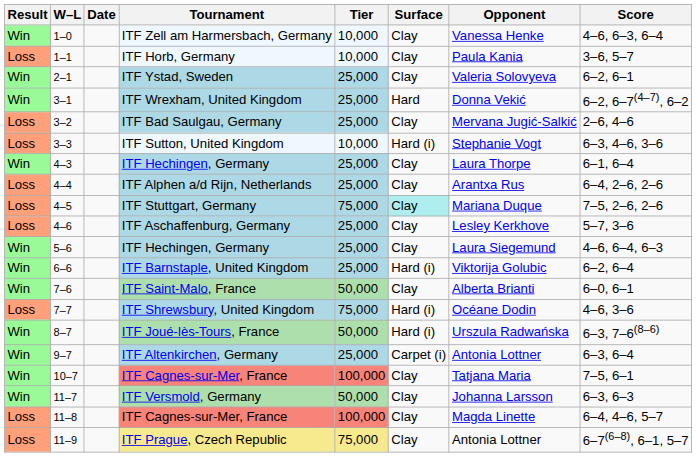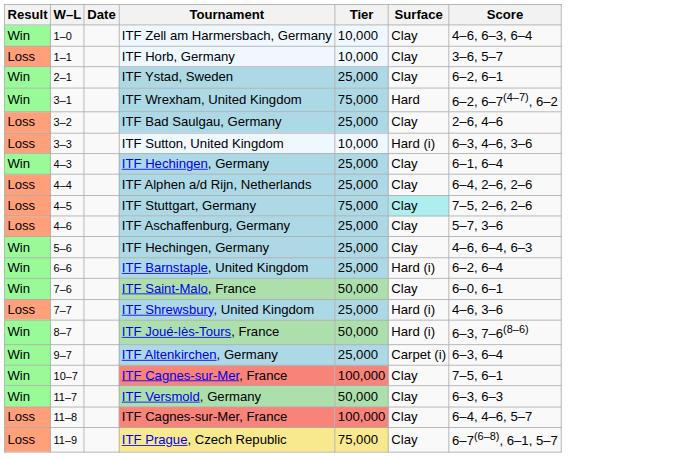- column: (514, 14)
(358, 99) 25,000 -> (358, 99) 75,000
(358, 309) 75,000 -> (358, 309) 25,000
